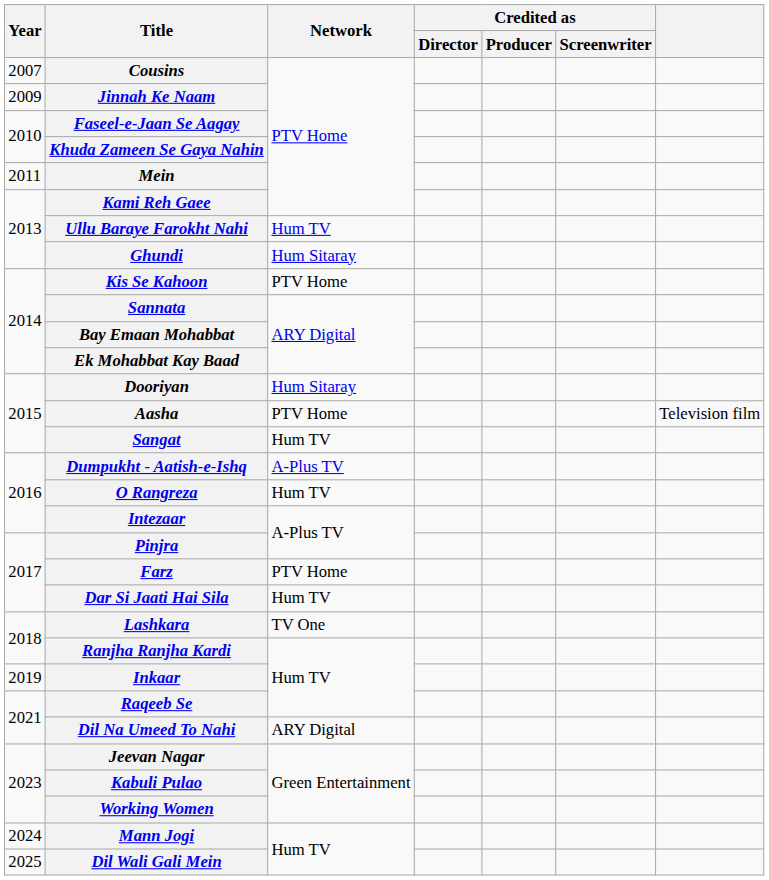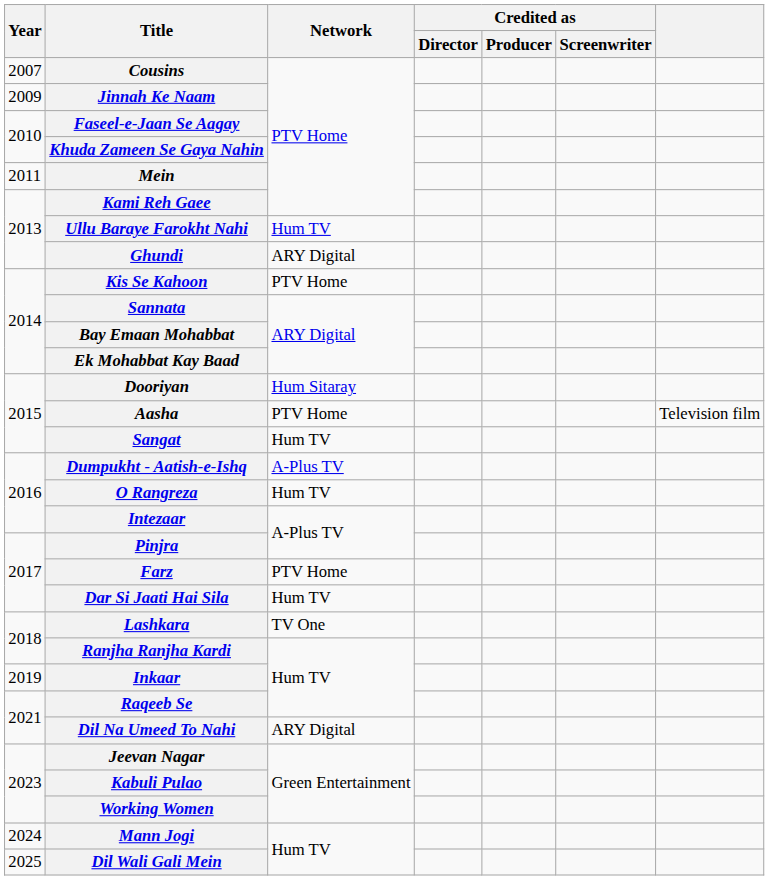(314, 255) Hum Sitaray -> (313, 255) ARY Digital
